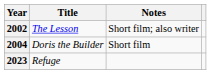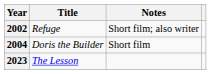(55, 28) The Lesson -> (46, 28) Refuge
(46, 61) Refuge -> (55, 61) The Lesson
